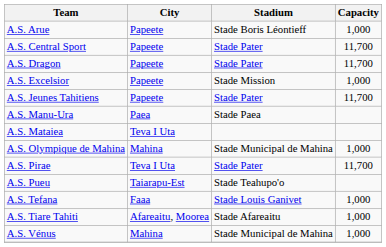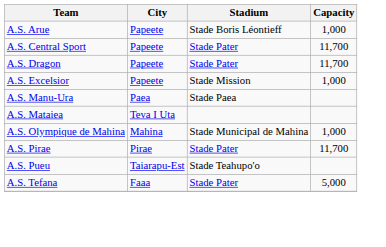- row: (53, 98)
(152, 166) Teva I Uta -> (141, 149) Pirae
(258, 200) Stade Louis Ganivet -> (214, 183) Stade Pater
(358, 200) 1,000 -> (334, 183) 5,000
- row: (42, 217)
- row: (31, 234)
